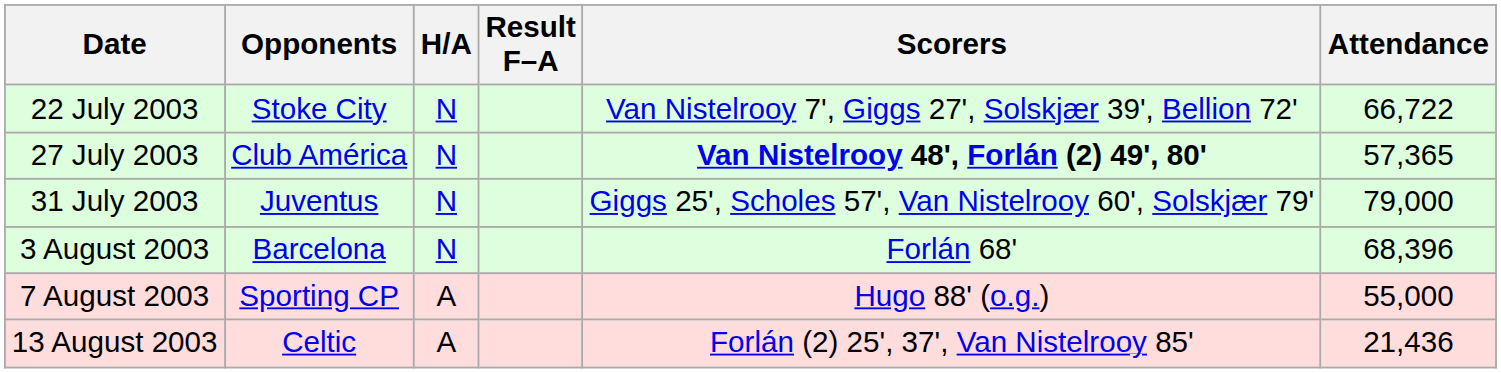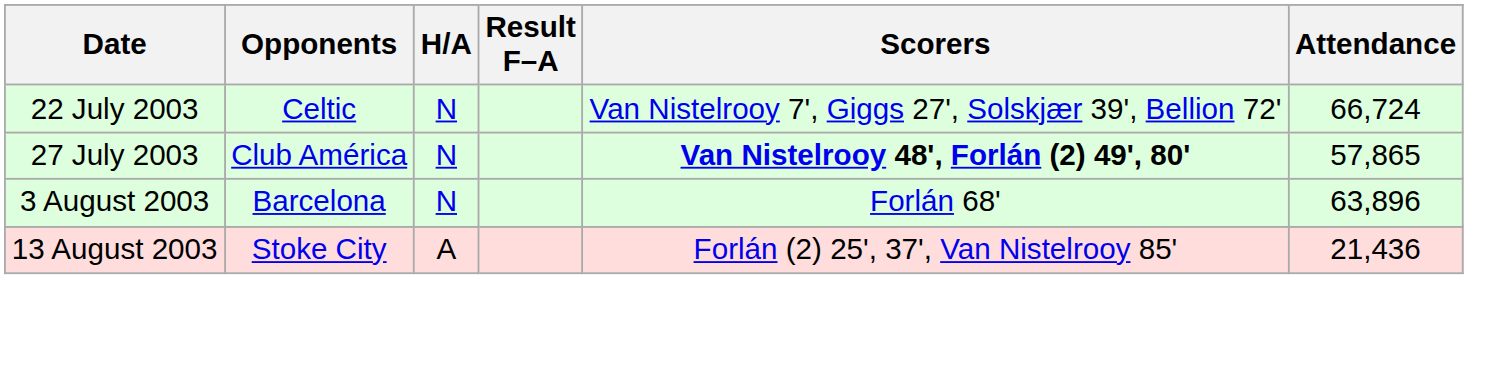(319, 108) Stoke City -> (319, 108) Celtic
(1408, 108) 66,722 -> (1376, 108) 66,724
(1408, 155) 57,365 -> (1376, 155) 57,865
- row: (115, 202)
(1408, 249) 68,396 -> (1376, 202) 63,896
- row: (115, 295)
(319, 342) Celtic -> (319, 249) Stoke City
